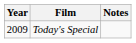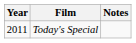(17, 29) 2009 -> (17, 29) 2011
